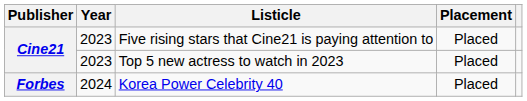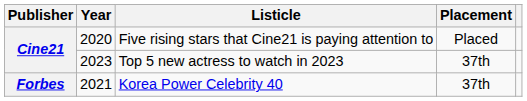(96, 38) 2023 -> (96, 38) 2020
(476, 61) Placed -> (476, 61) 37th
(96, 84) 2024 -> (96, 84) 2021
(476, 84) Placed -> (476, 84) 37th
